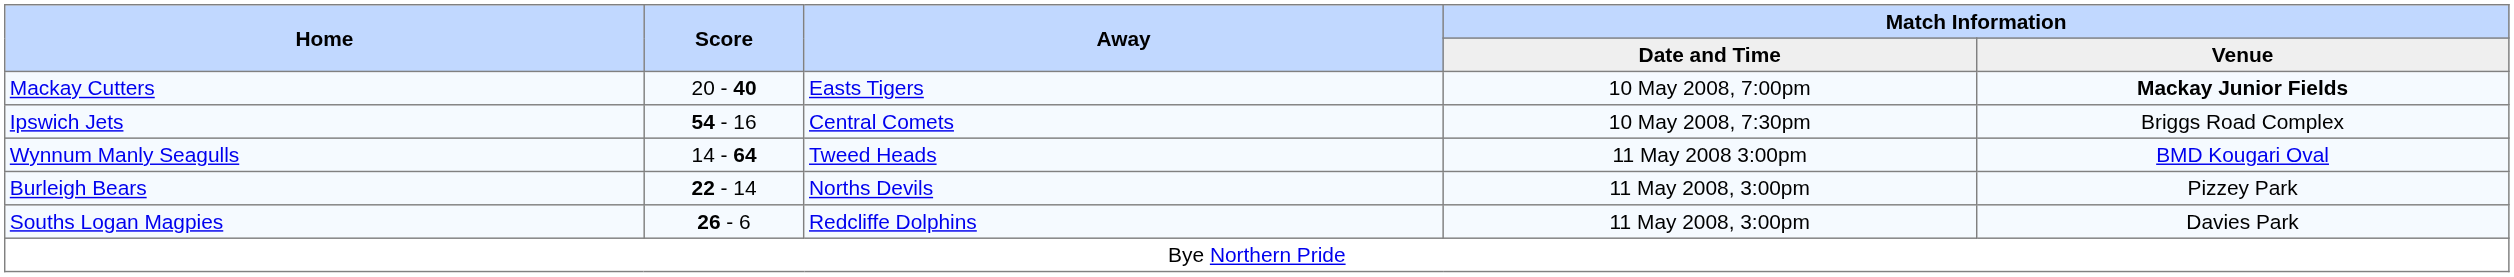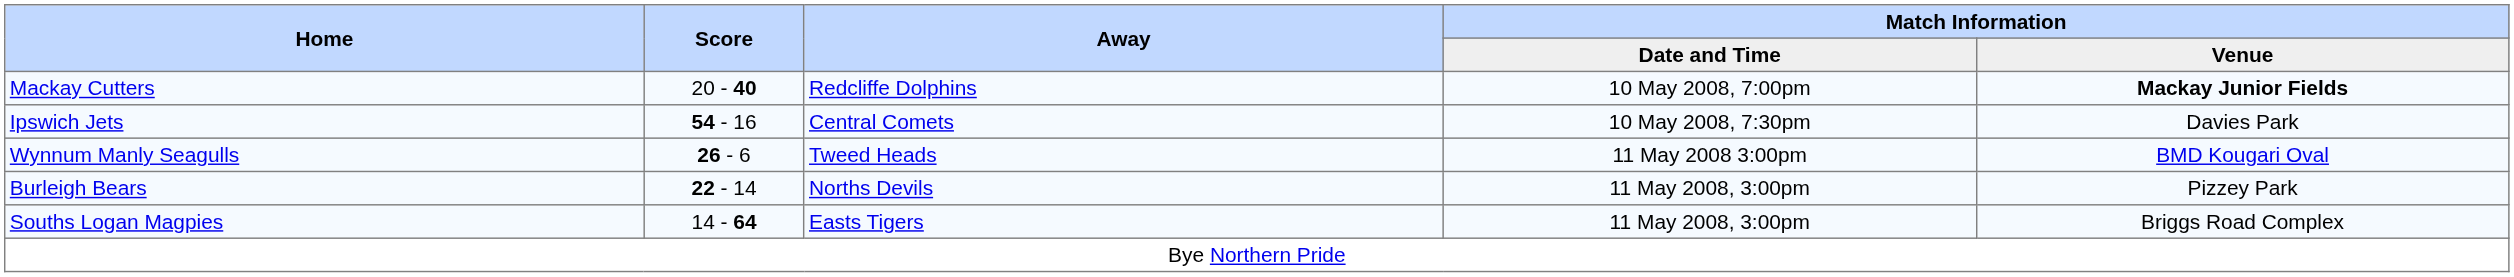(866, 88) Easts Tigers -> (893, 88) Redcliffe Dolphins
(2243, 121) Briggs Road Complex -> (2243, 121) Davies Park
(724, 155) 14 - 64 -> (724, 155) 26 - 6
(724, 222) 26 - 6 -> (724, 222) 14 - 64
(893, 222) Redcliffe Dolphins -> (866, 222) Easts Tigers
(2243, 222) Davies Park -> (2243, 222) Briggs Road Complex
